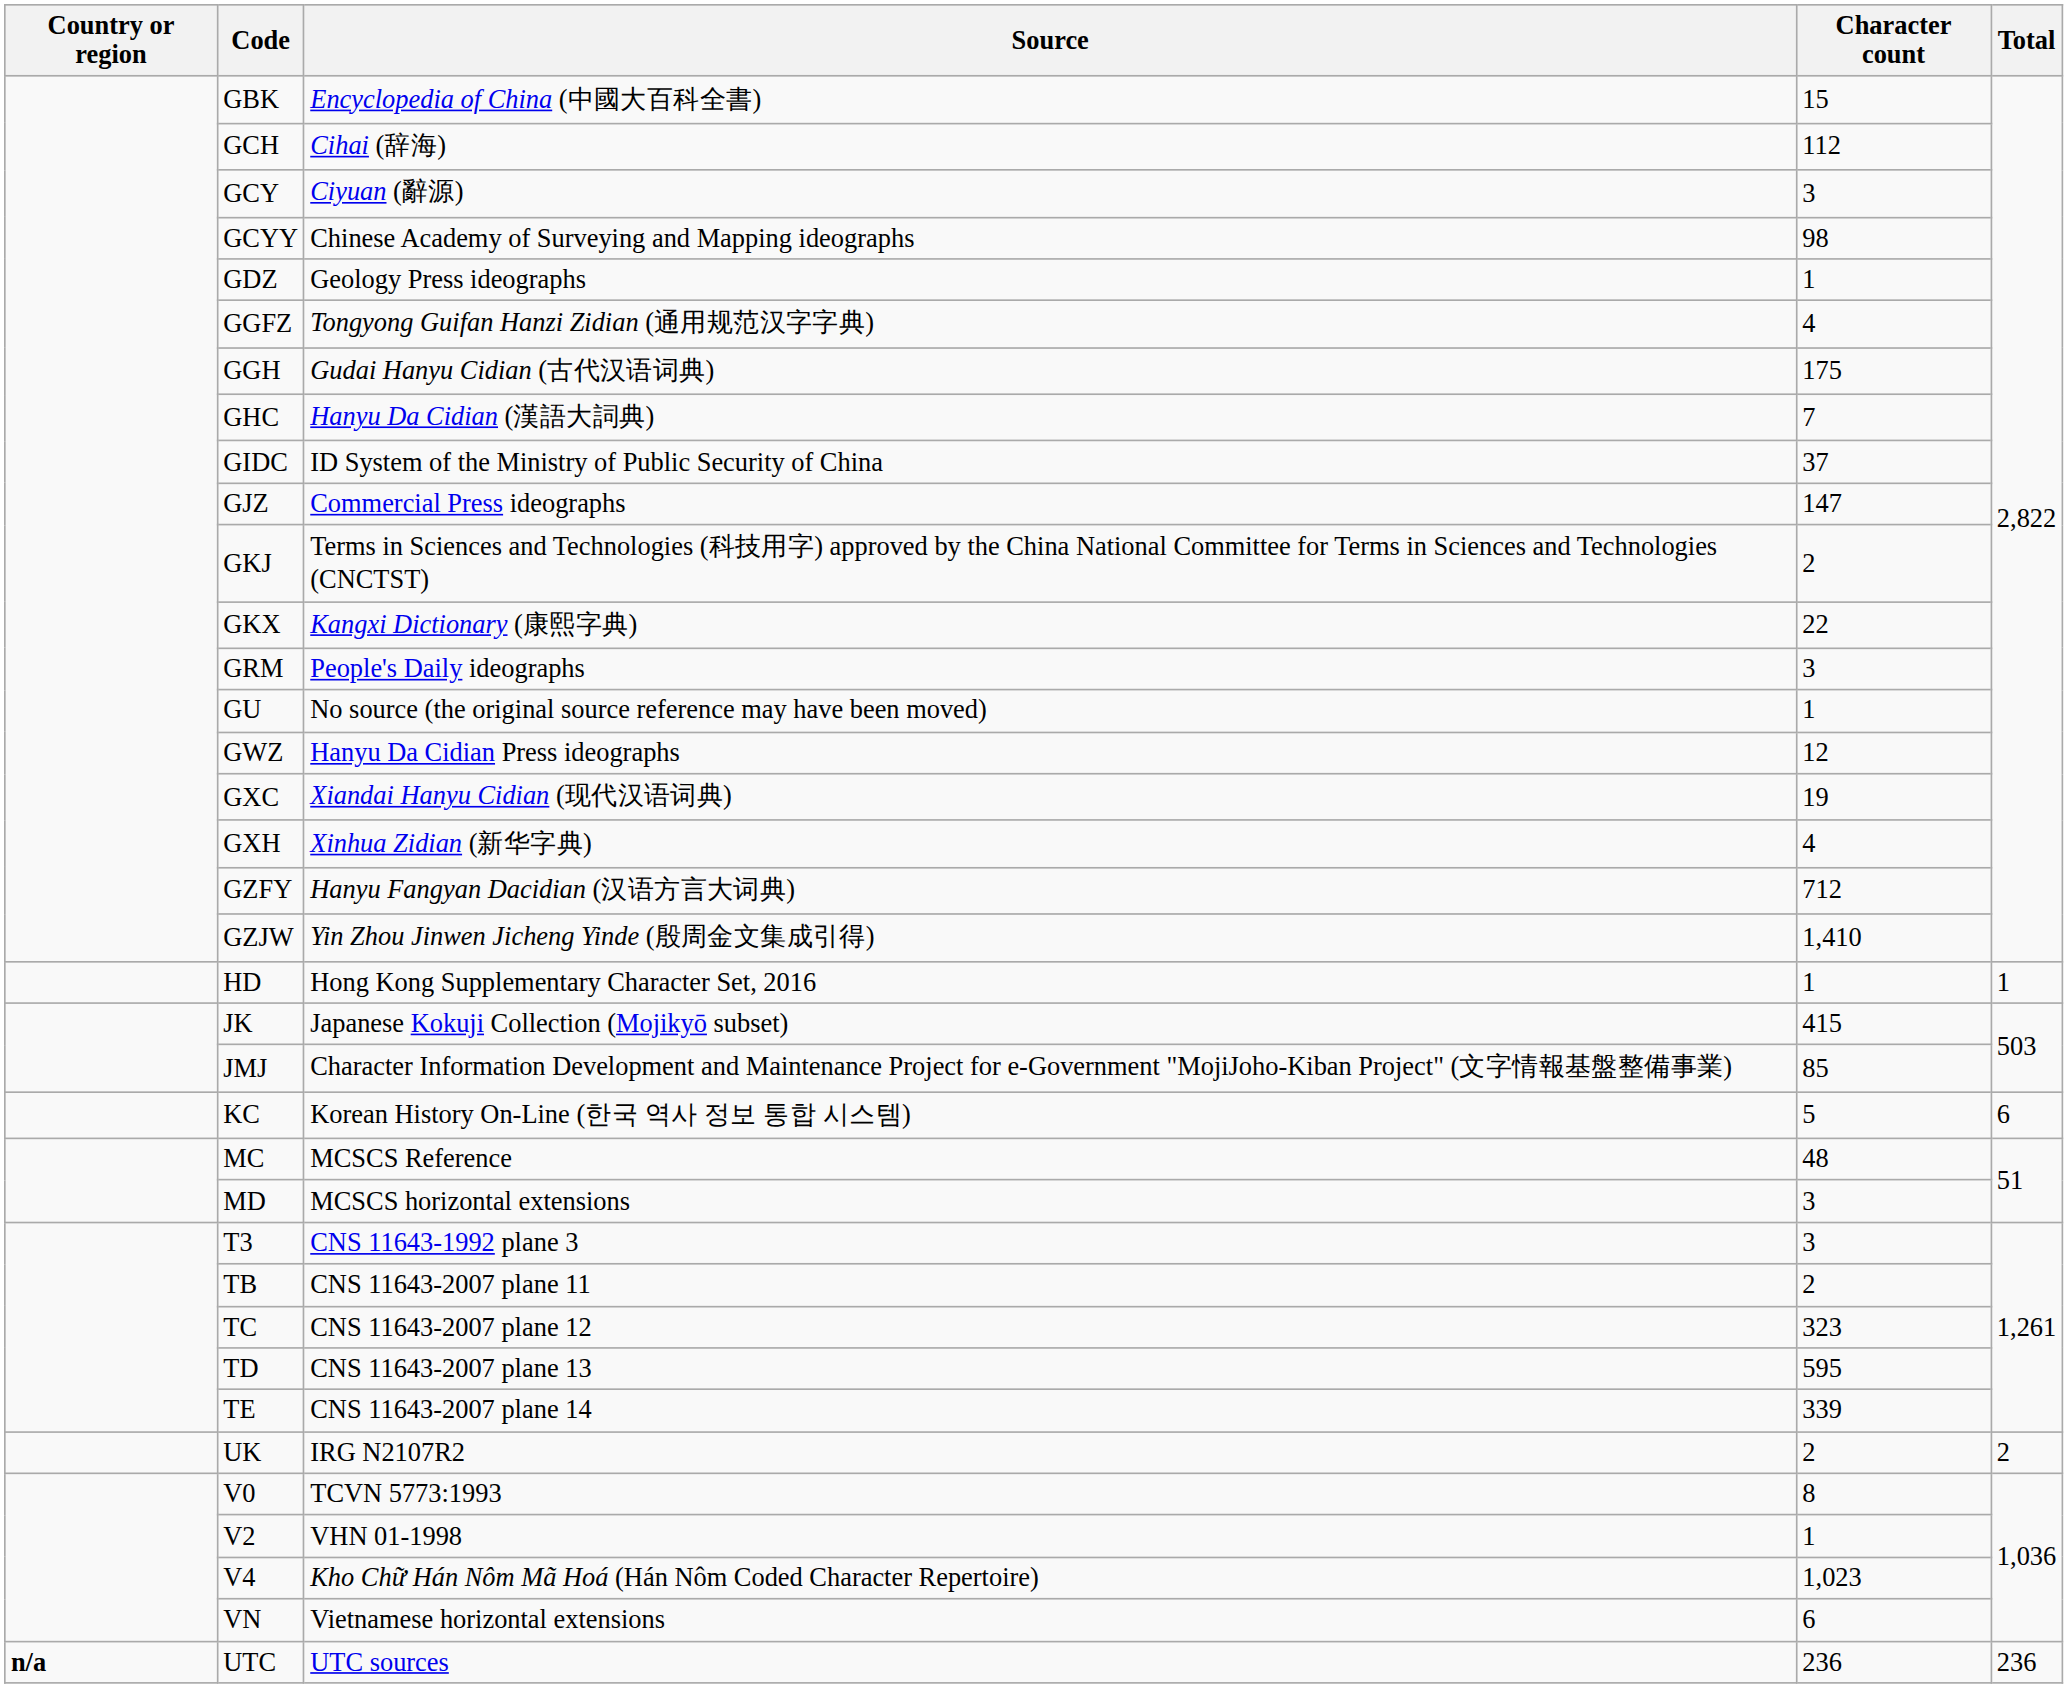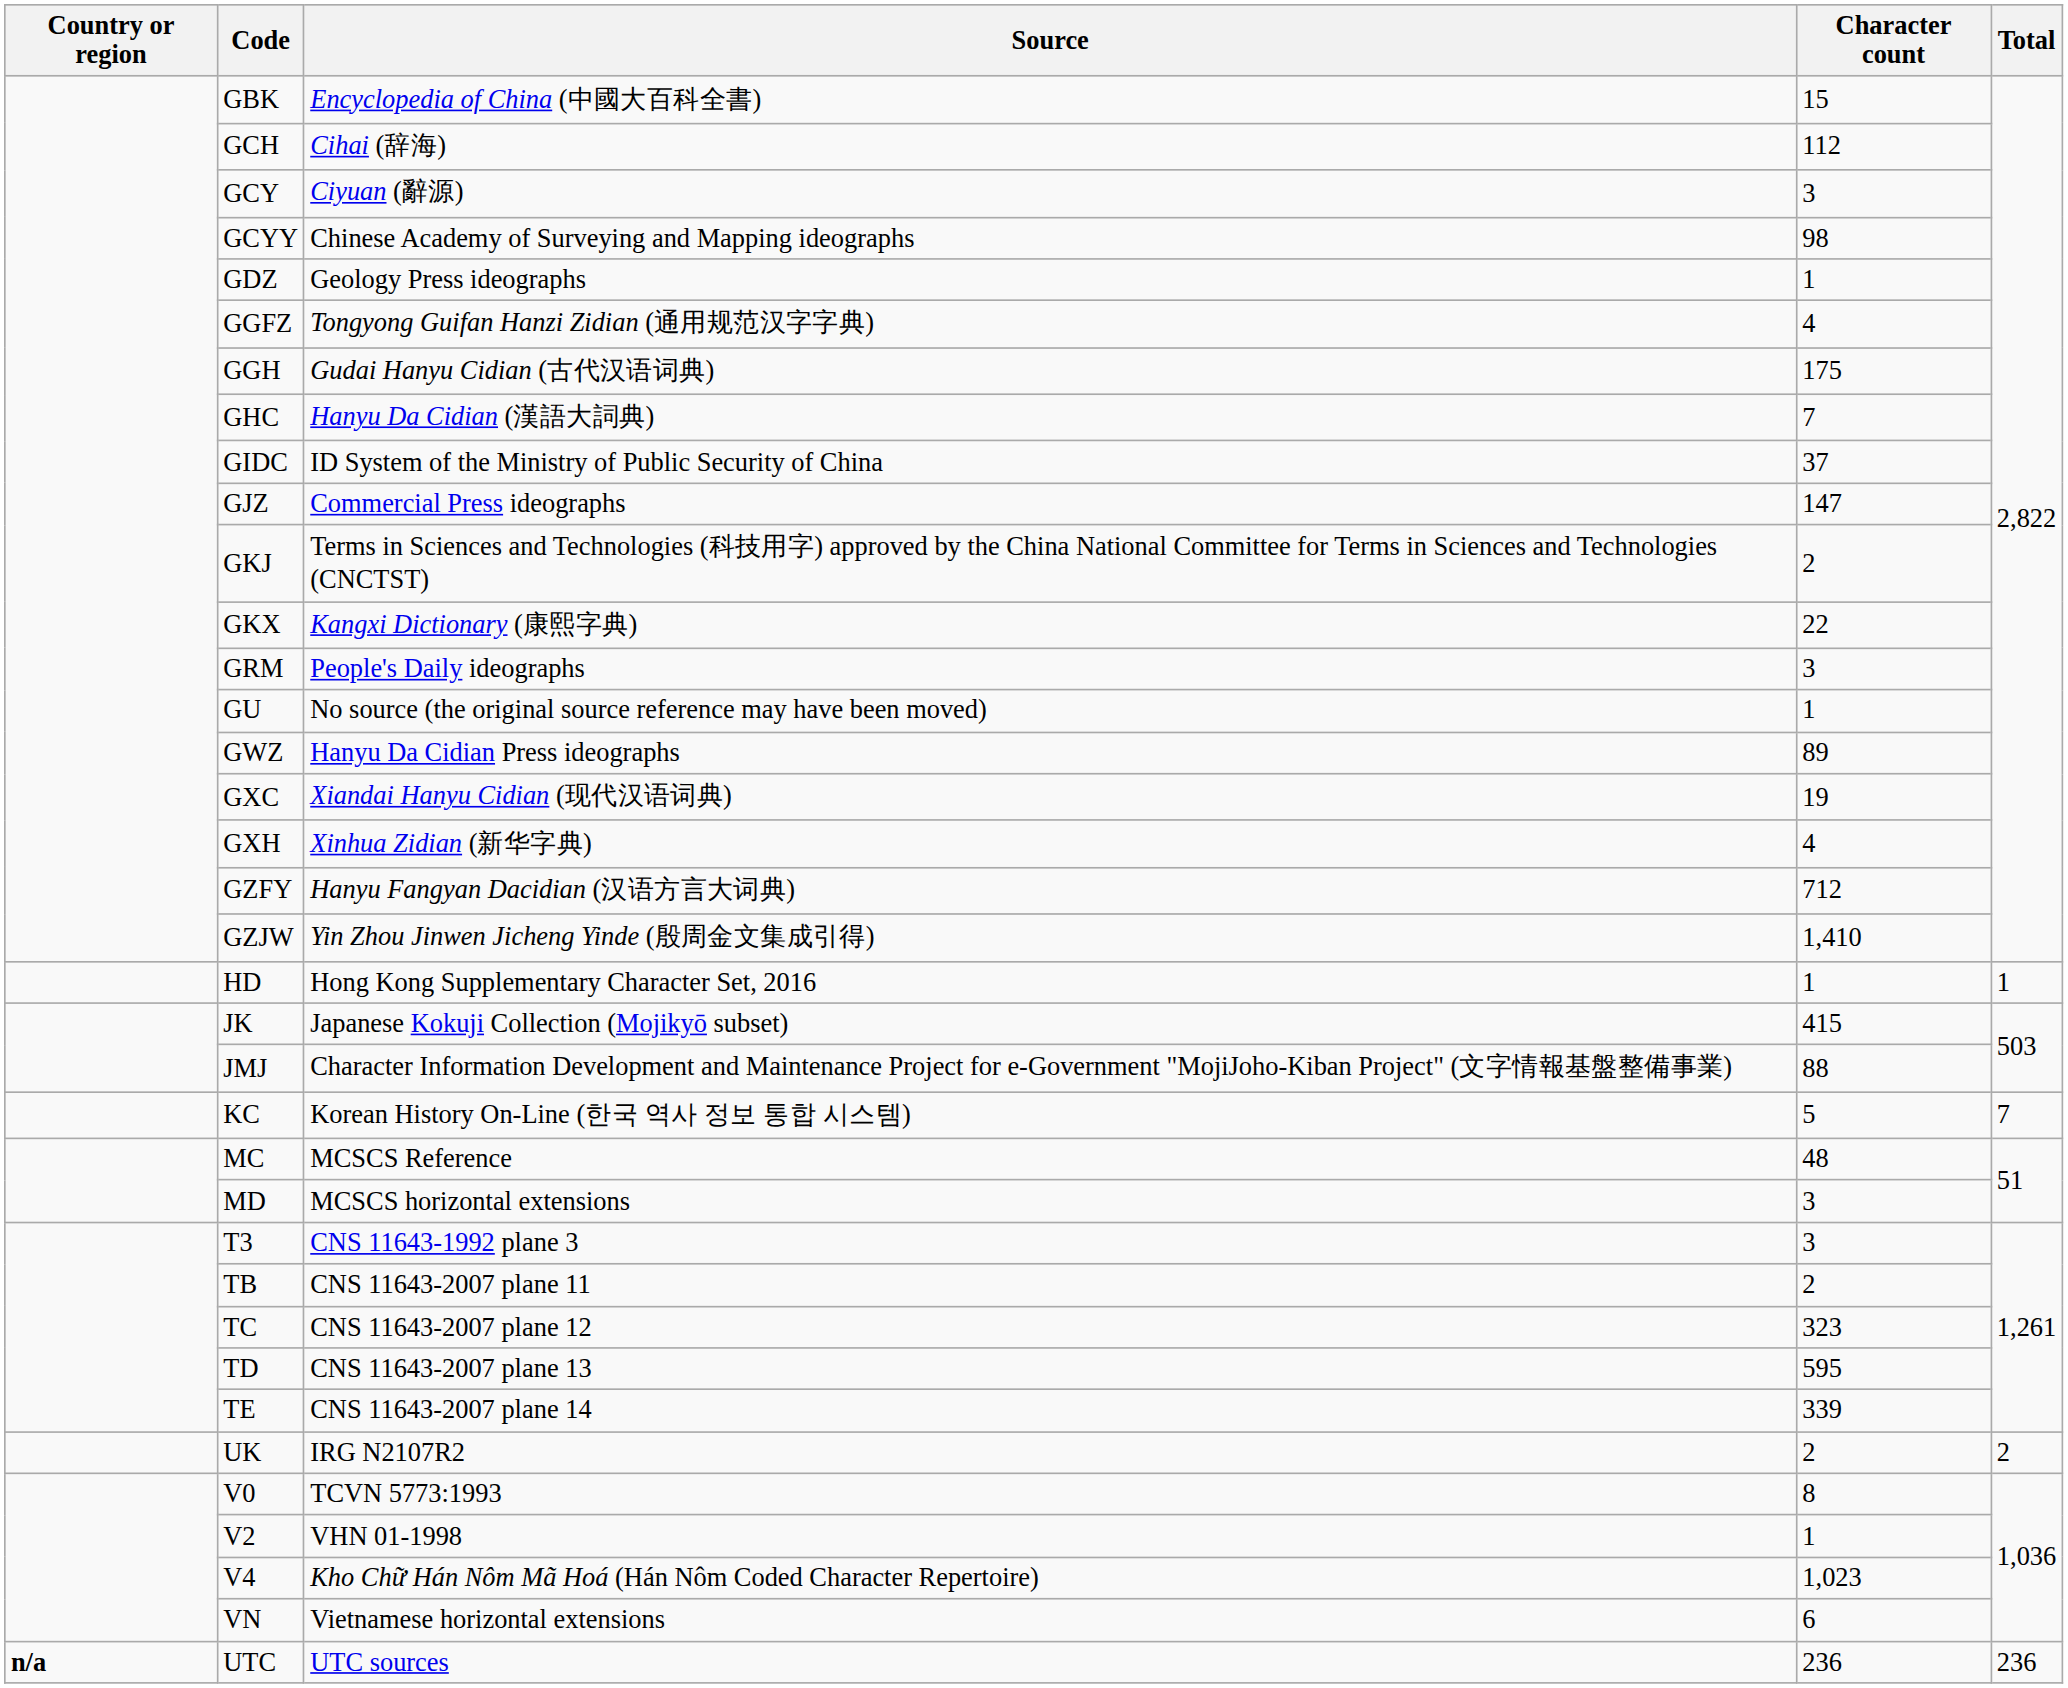(1816, 752) 12 -> (1816, 752) 89
(1816, 1067) 85 -> (1816, 1067) 88
(2003, 1114) 6 -> (2003, 1114) 7
